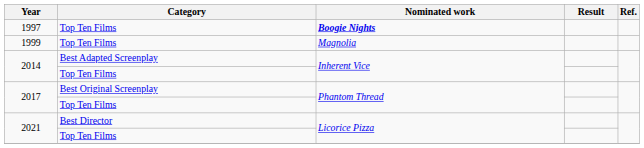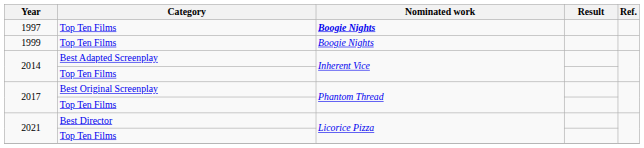(337, 43) Magnolia -> (346, 43) Boogie Nights
